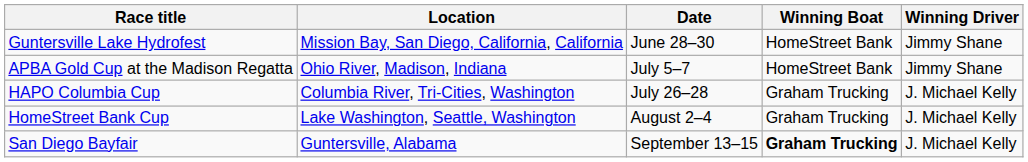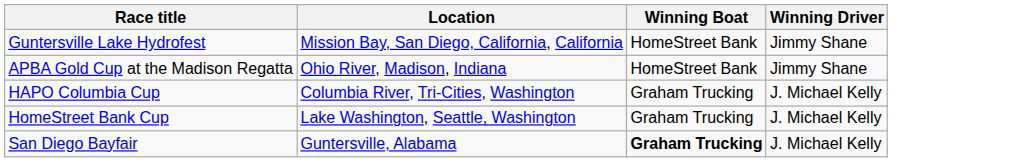- column: (694, 17)
